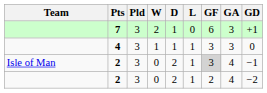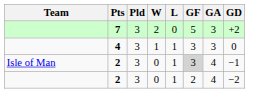- column: (174, 12)
(211, 29) 6 -> (193, 29) 5
(252, 29) +1 -> (234, 29) +2
